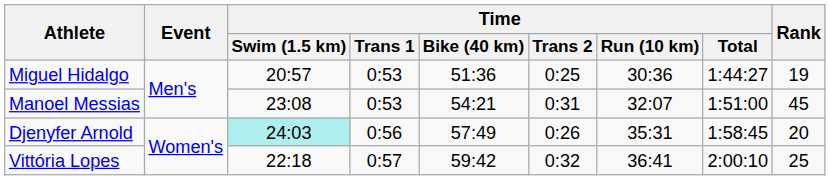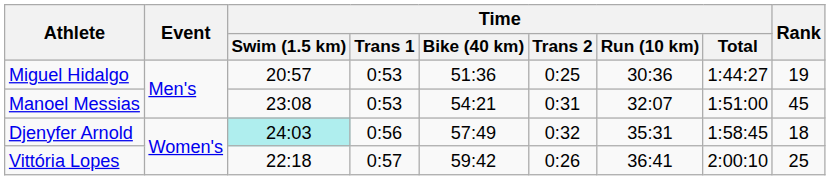(562, 132) 0:26 -> (562, 132) 0:32
(799, 132) 20 -> (799, 132) 18
(562, 161) 0:32 -> (562, 161) 0:26
